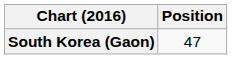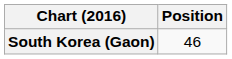(192, 41) 47 -> (192, 41) 46
